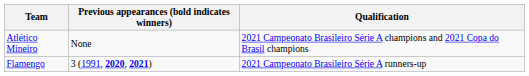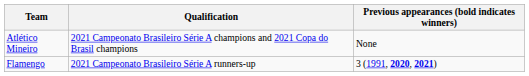columns swapped: (382, 17) <-> (154, 17)
